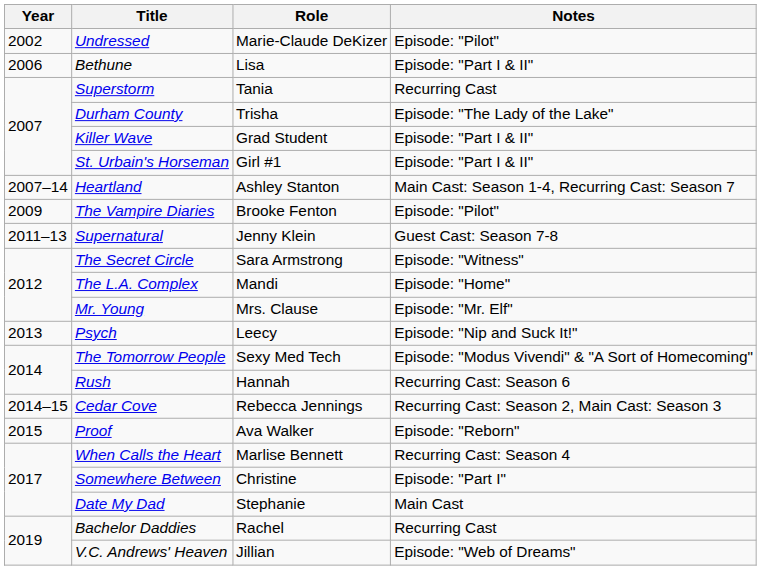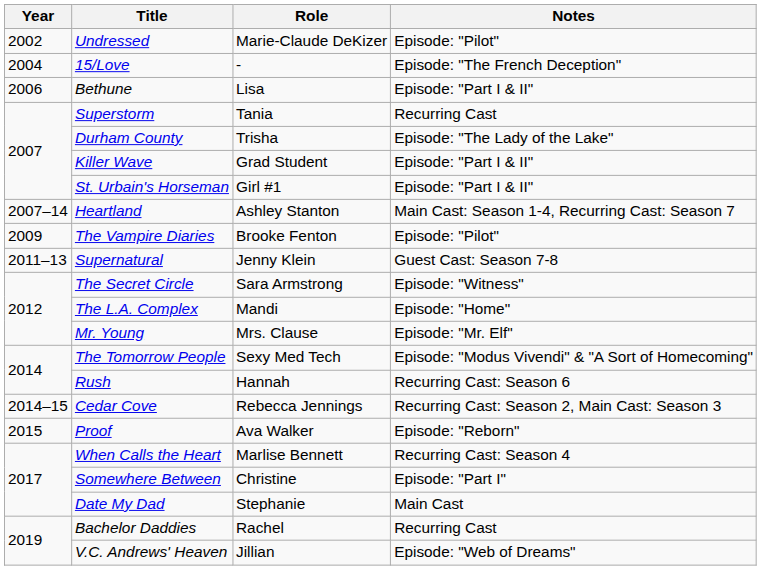+ row: (102, 65)
- row: (96, 333)
